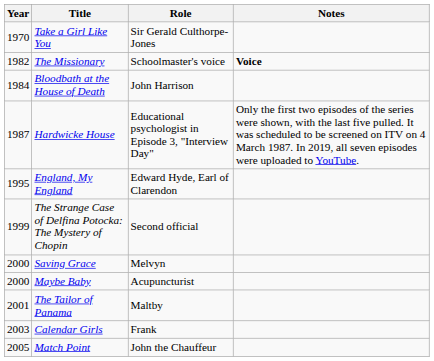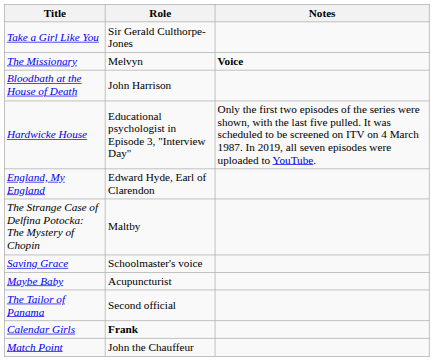- column: (18, 13)
(178, 61) Schoolmaster's voice -> (125, 61) Melvyn
(165, 227) Second official -> (124, 227) Maltby
(148, 263) Melvyn -> (155, 263) Schoolmaster's voice
(147, 305) Maltby -> (142, 305) Second official
(144, 329) normal -> (123, 329) bold
